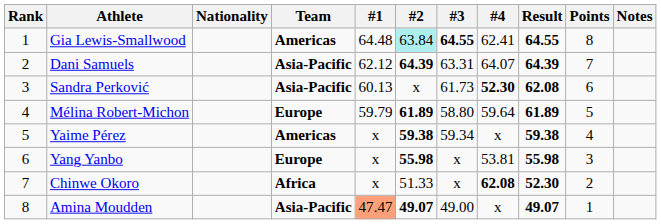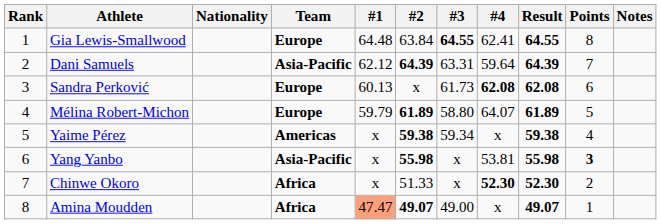(305, 40) Americas -> (298, 40) Europe
(416, 40) paleturquoise background -> (416, 40) no background
(498, 64) 64.07 -> (498, 64) 59.64
(313, 87) Asia-Pacific -> (298, 87) Europe
(498, 87) 52.30 -> (498, 87) 62.08
(498, 111) 59.64 -> (498, 111) 64.07
(298, 159) Europe -> (313, 159) Asia-Pacific
(590, 159) normal -> (590, 159) bold
(498, 183) 62.08 -> (498, 183) 52.30
(313, 207) Asia-Pacific -> (295, 207) Africa
